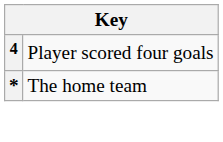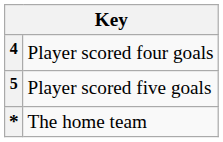+ row: (14, 84)
